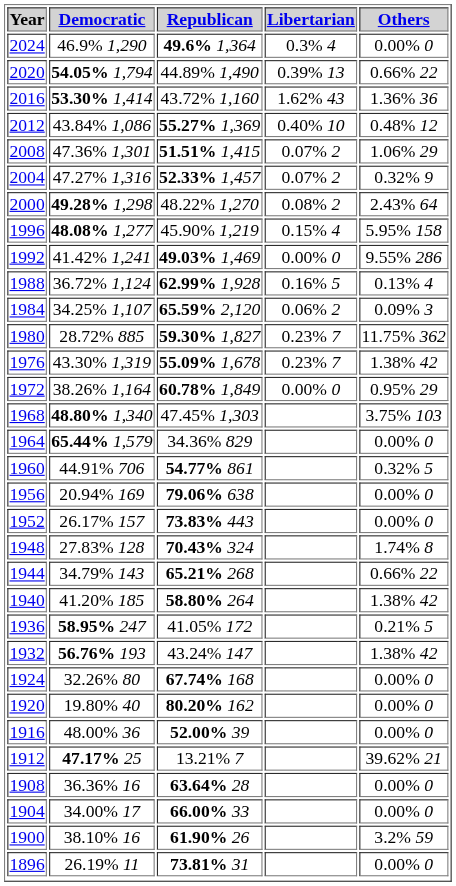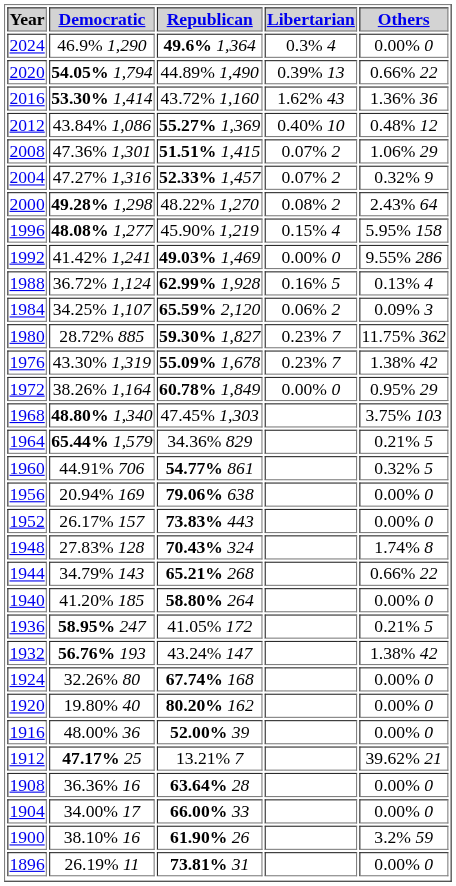(404, 441) 0.00% 0 -> (404, 441) 0.21% 5
(404, 600) 1.38% 42 -> (404, 600) 0.00% 0
